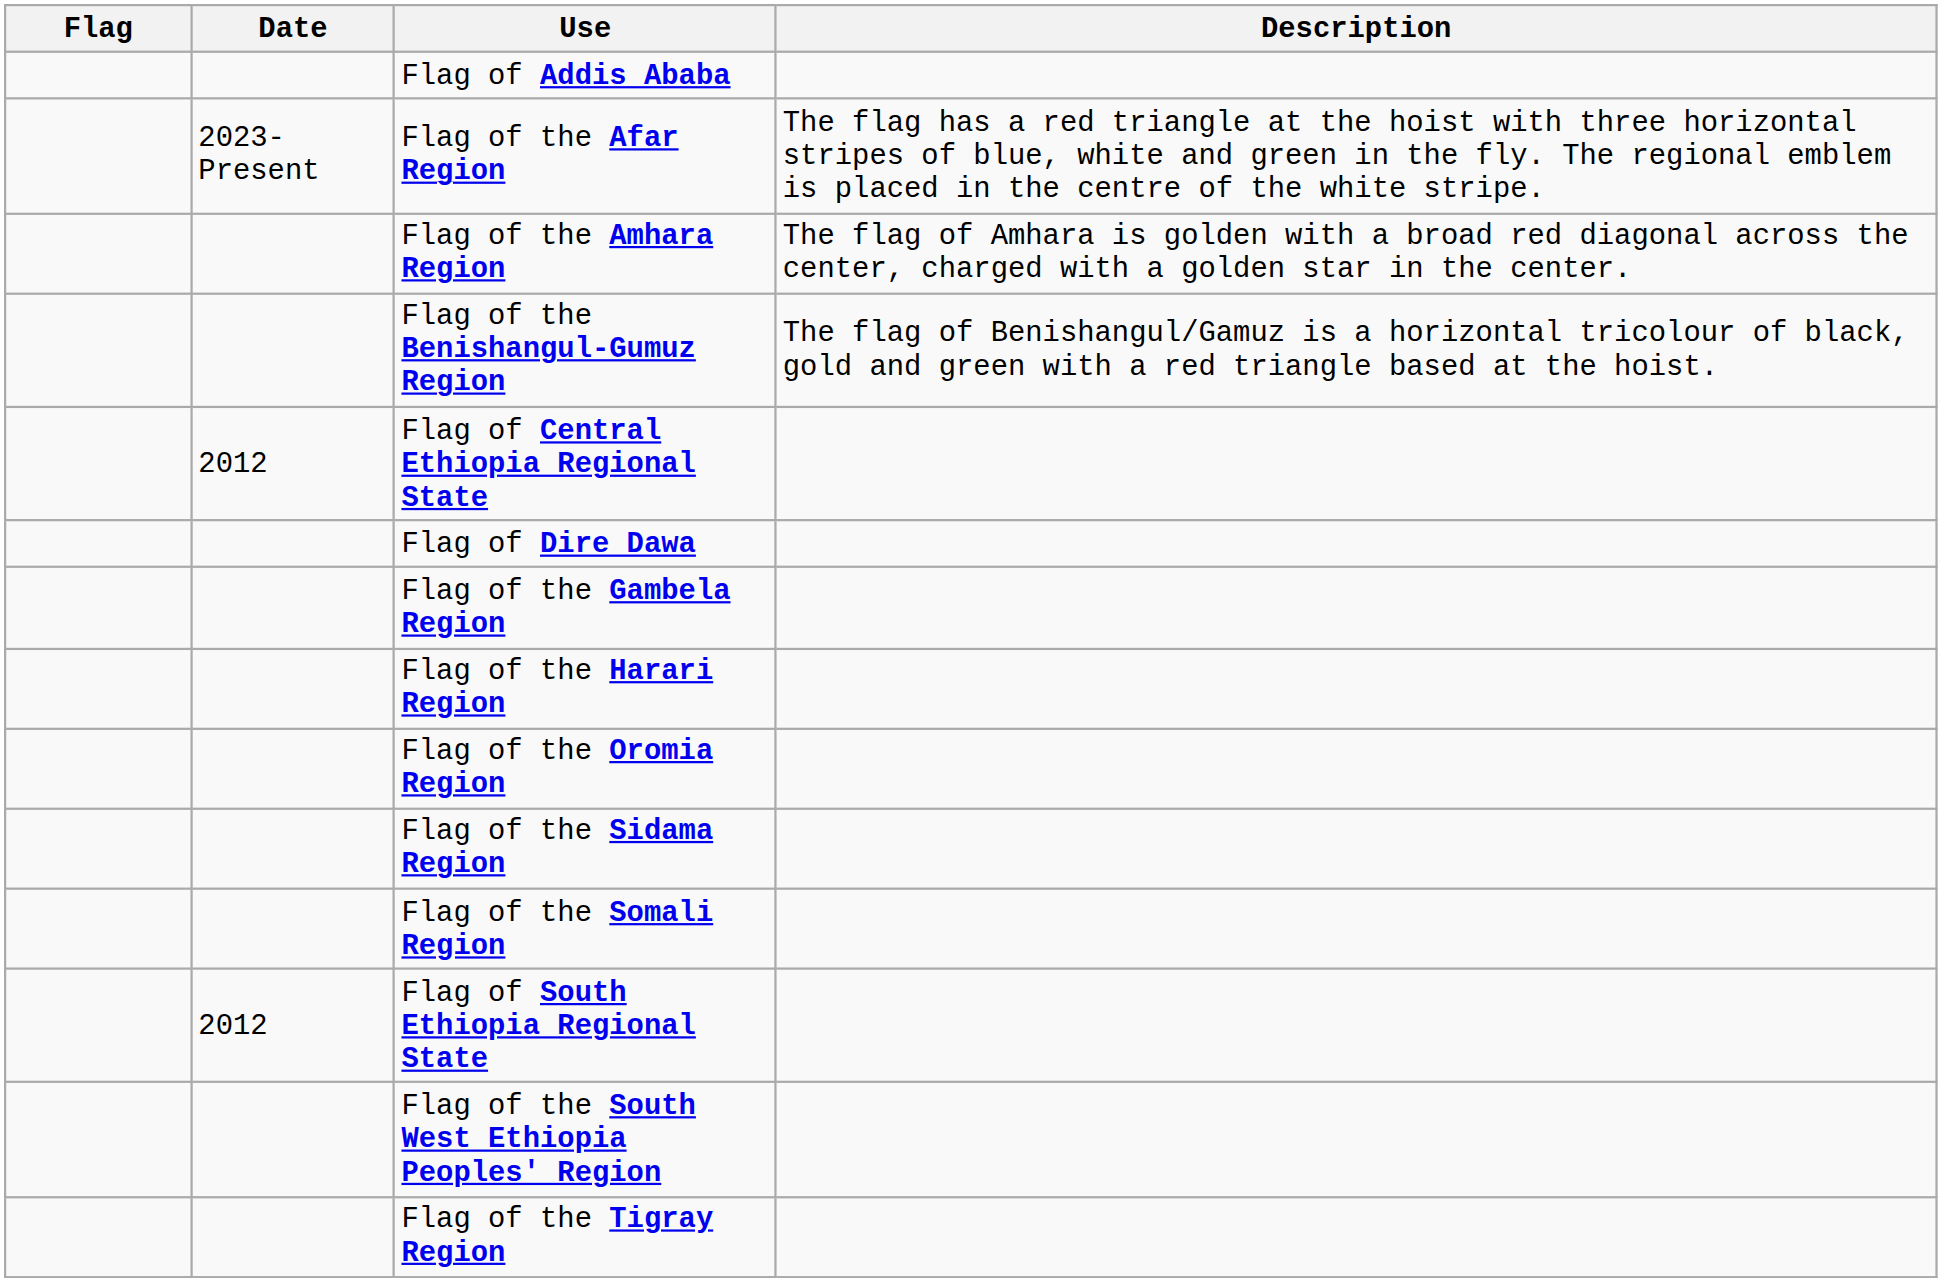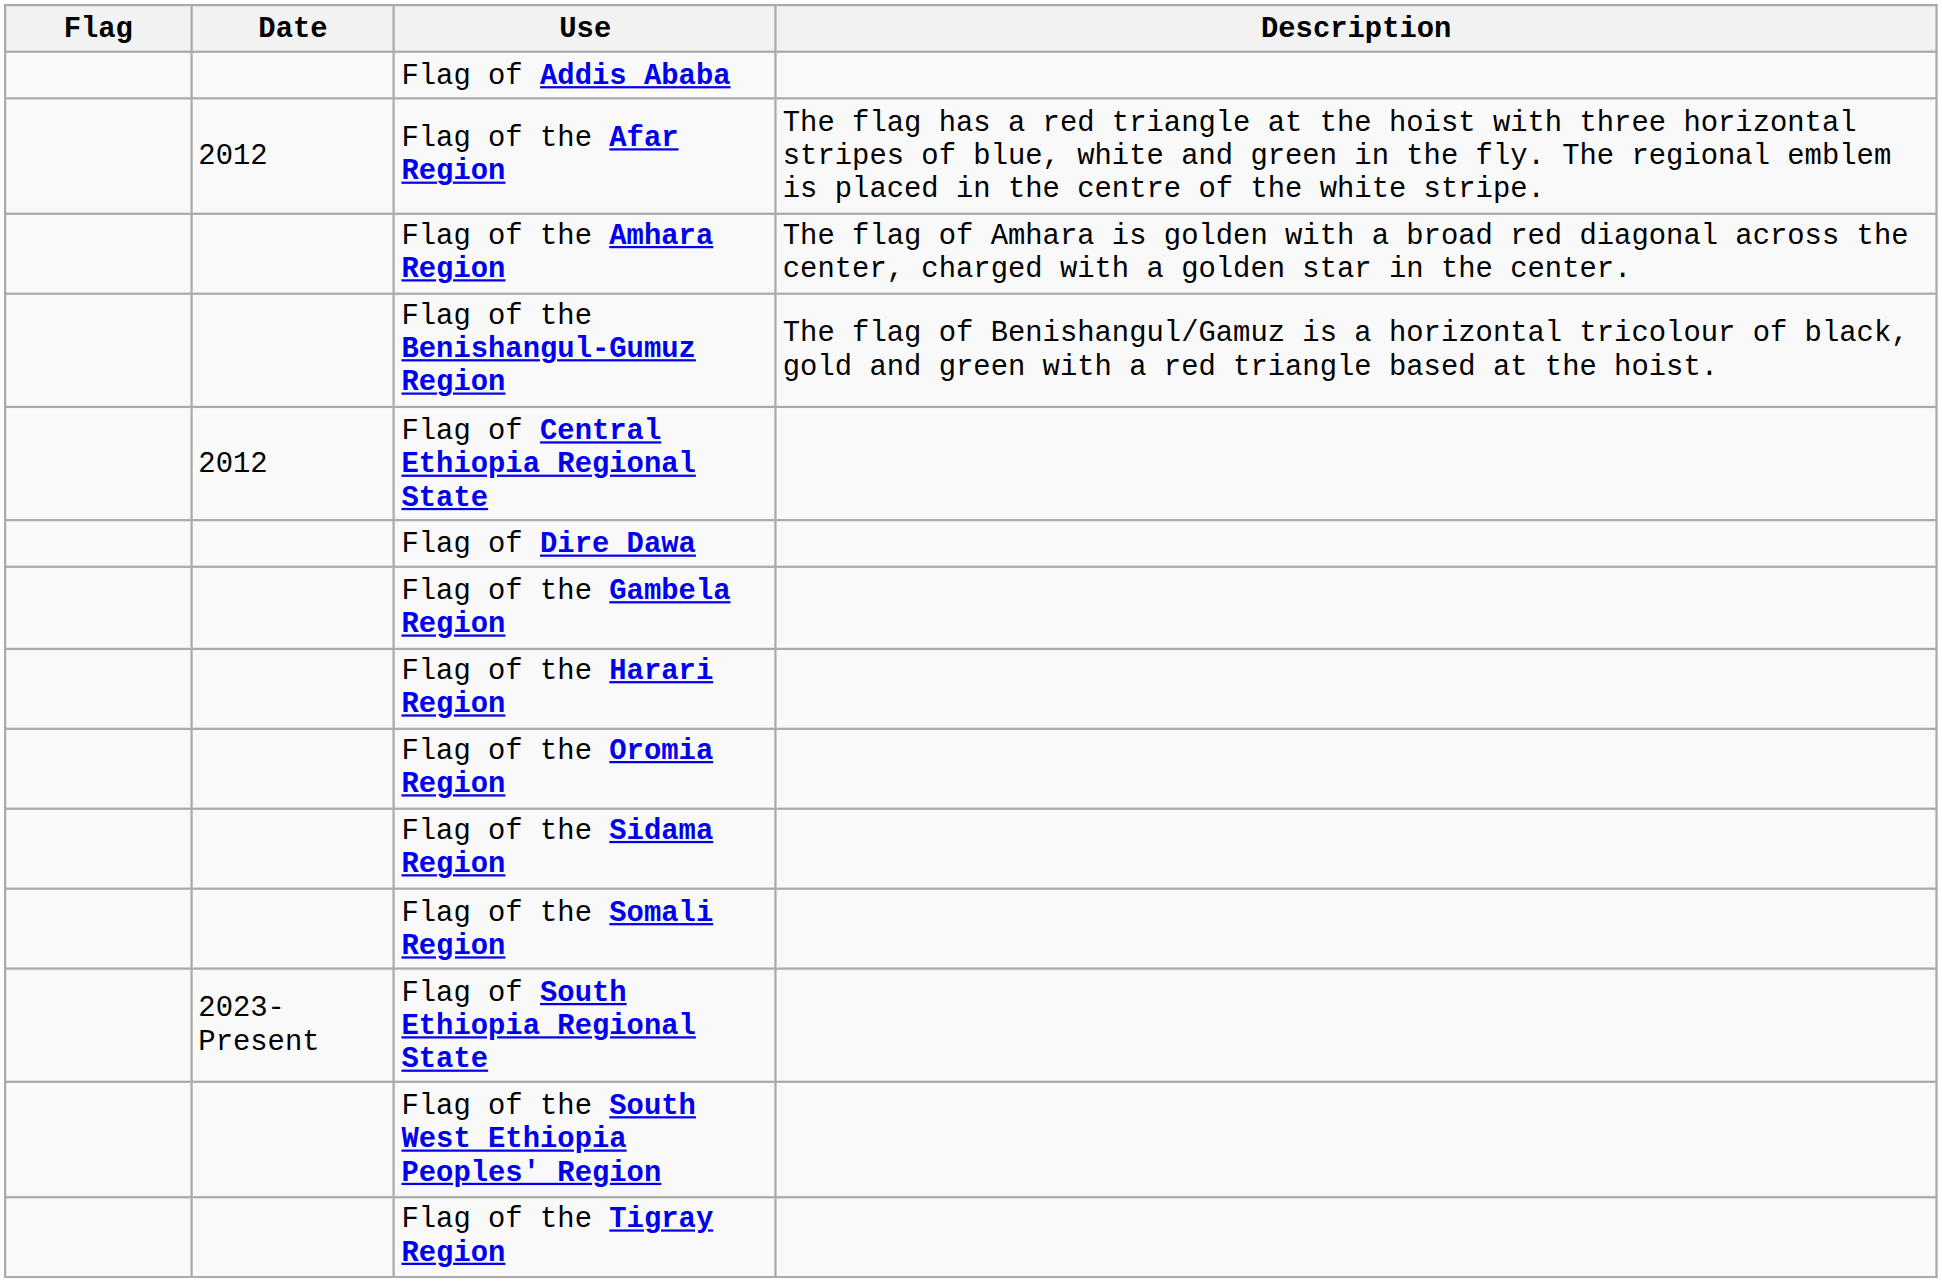(259, 156) 2023-Present -> (233, 156) 2012
(233, 1026) 2012 -> (259, 1026) 2023-Present
